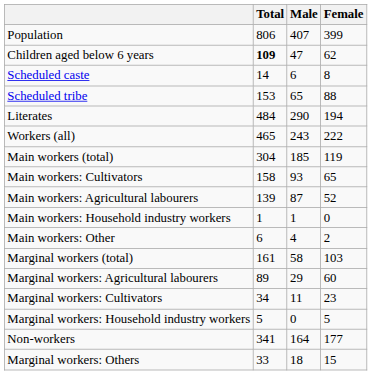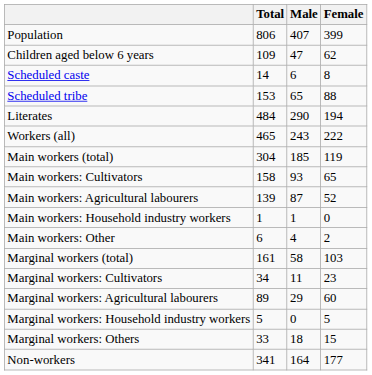(266, 55) bold -> (266, 55) normal
rows swapped: (85, 298) <-> (113, 278)
rows swapped: (73, 359) <-> (41, 339)
